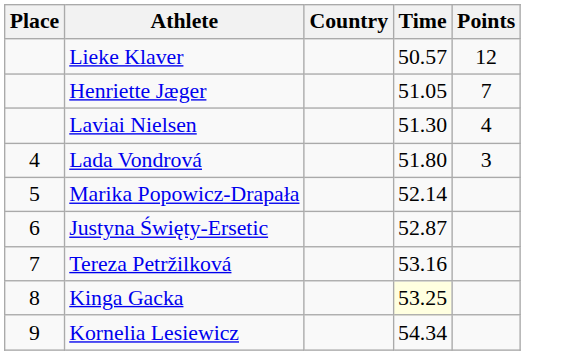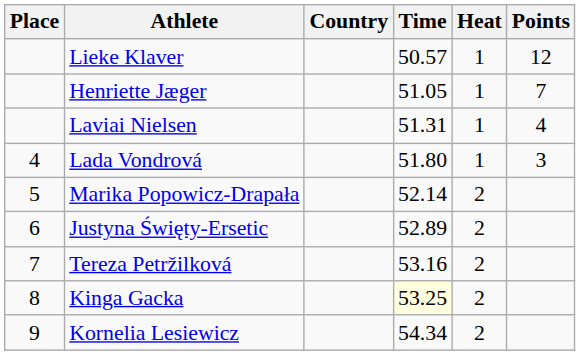+ column: (479, 21)
(423, 125) 51.30 -> (423, 125) 51.31
(423, 228) 52.87 -> (423, 228) 52.89
